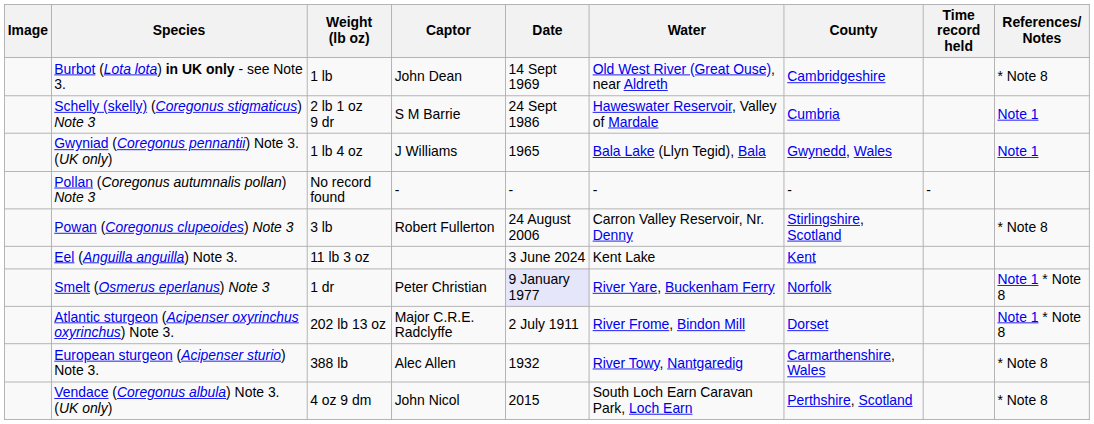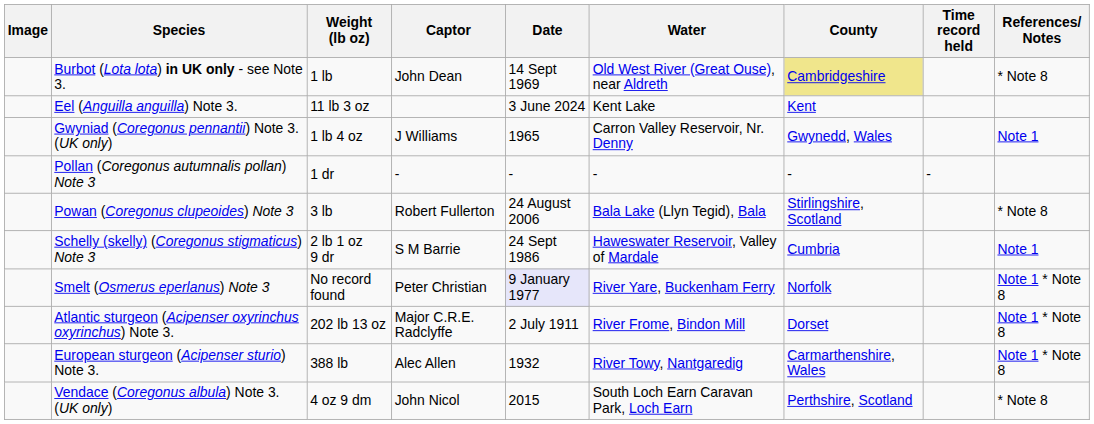(836, 76) no background -> (836, 76) khaki background
rows swapped: (146, 257) <-> (178, 114)
(679, 152) Bala Lake (Llyn Tegid), Bala -> (678, 136) Carron Valley Reservoir, Nr. Denny
(341, 189) No record found -> (322, 174) 1 dr
(678, 227) Carron Valley Reservoir, Nr. Denny -> (679, 212) Bala Lake (Llyn Tegid), Bala
(322, 287) 1 dr -> (341, 287) No record found
(1023, 362) * Note 8 -> (1039, 362) Note 1 * Note 8
